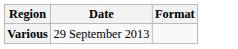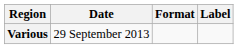+ column: (215, 14)
